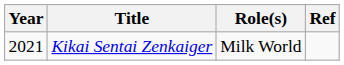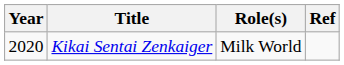(26, 45) 2021 -> (26, 45) 2020
